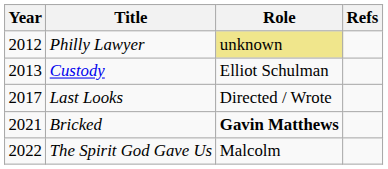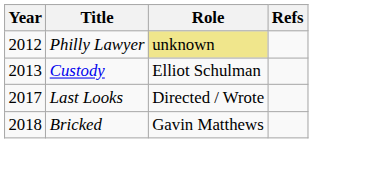(25, 124) 2021 -> (25, 124) 2018
(279, 124) bold -> (208, 124) normal
- row: (131, 151)
